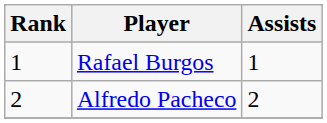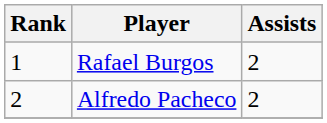(253, 61) 1 -> (253, 61) 2
